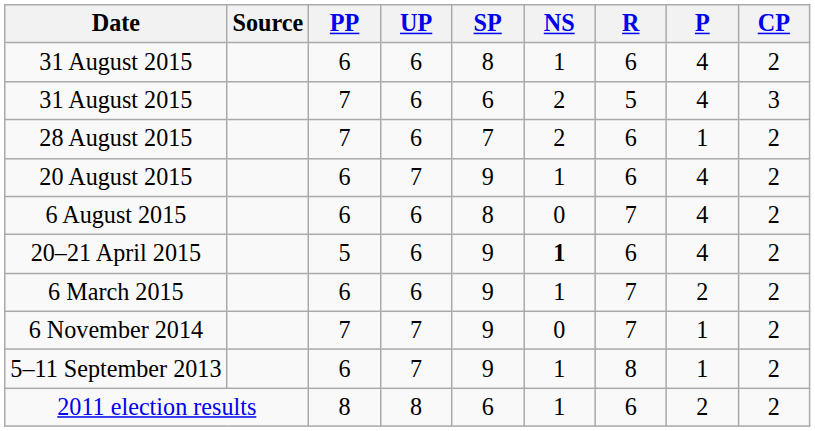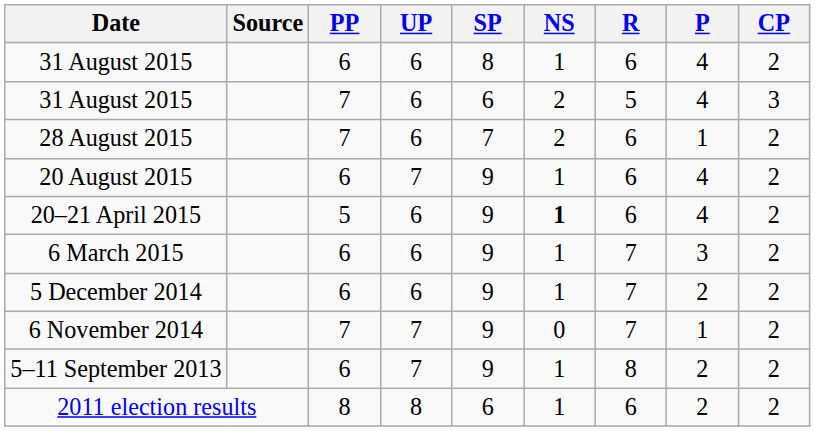- row: (116, 215)
(702, 291) 2 -> (702, 253) 3
+ row: (116, 291)
(702, 368) 1 -> (702, 368) 2
